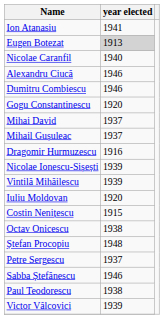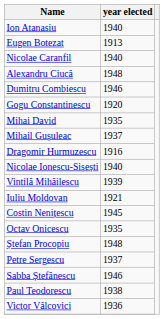(113, 27) 1941 -> (113, 27) 1940
(113, 43) lightgrey background -> (113, 43) no background
(113, 74) 1946 -> (113, 74) 1948
(113, 120) 1937 -> (113, 120) 1935
(113, 167) 1939 -> (113, 167) 1940
(113, 197) 1920 -> (113, 197) 1921
(113, 213) 1915 -> (113, 213) 1945
(113, 228) 1938 -> (113, 228) 1935
(113, 306) 1939 -> (113, 306) 1936
